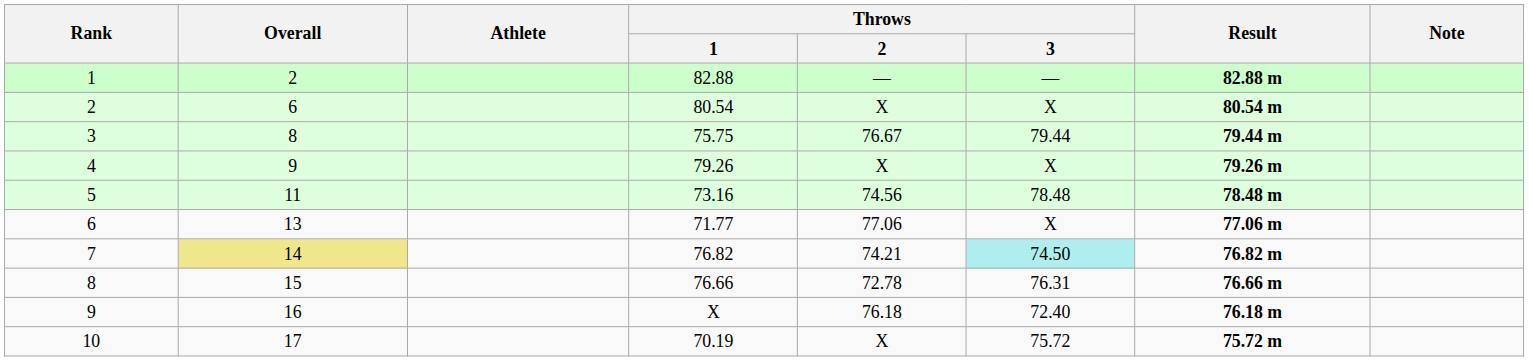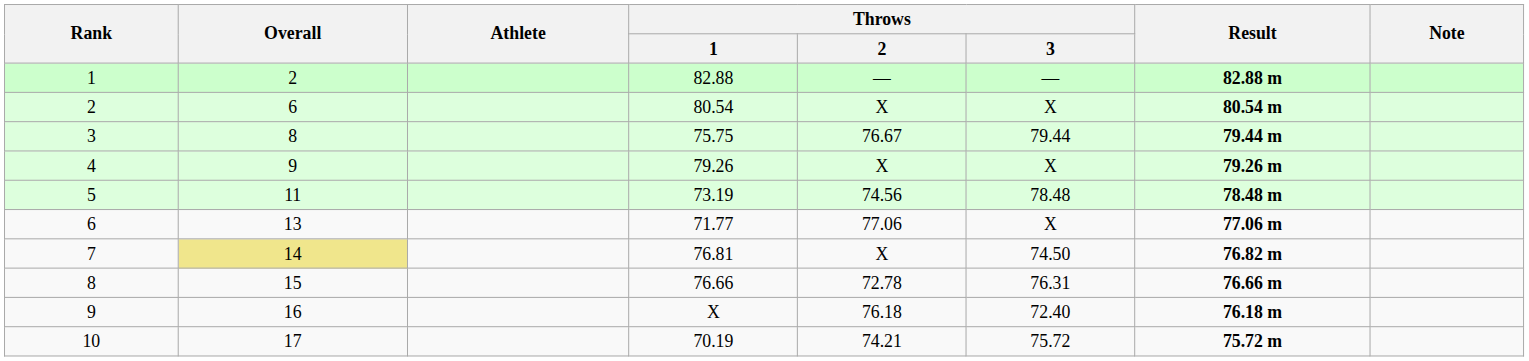(713, 194) 73.16 -> (713, 194) 73.19
(713, 253) 76.82 -> (713, 253) 76.81
(882, 253) 74.21 -> (882, 253) X
(1050, 253) paleturquoise background -> (1050, 253) no background
(882, 341) X -> (882, 341) 74.21
